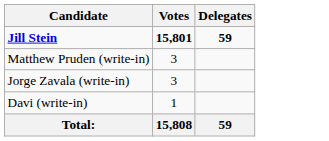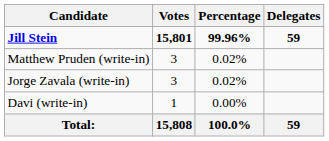+ column: (229, 15)
